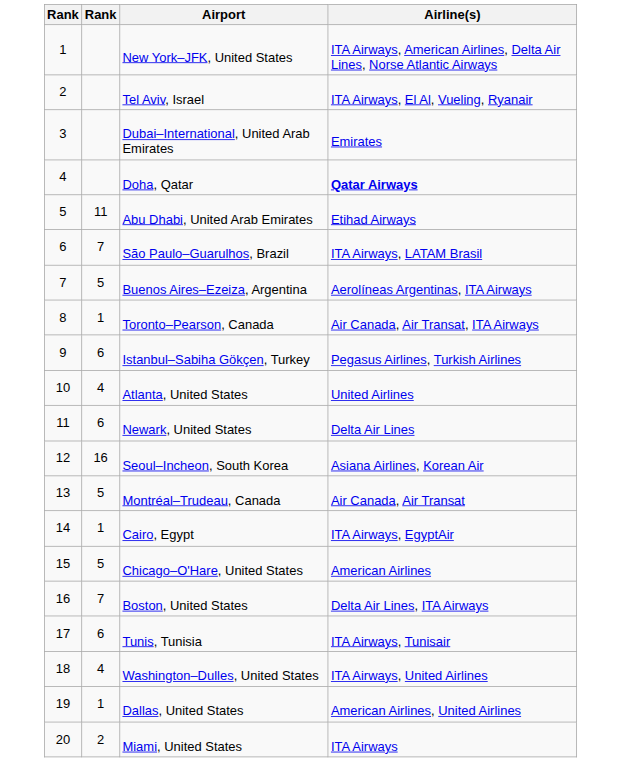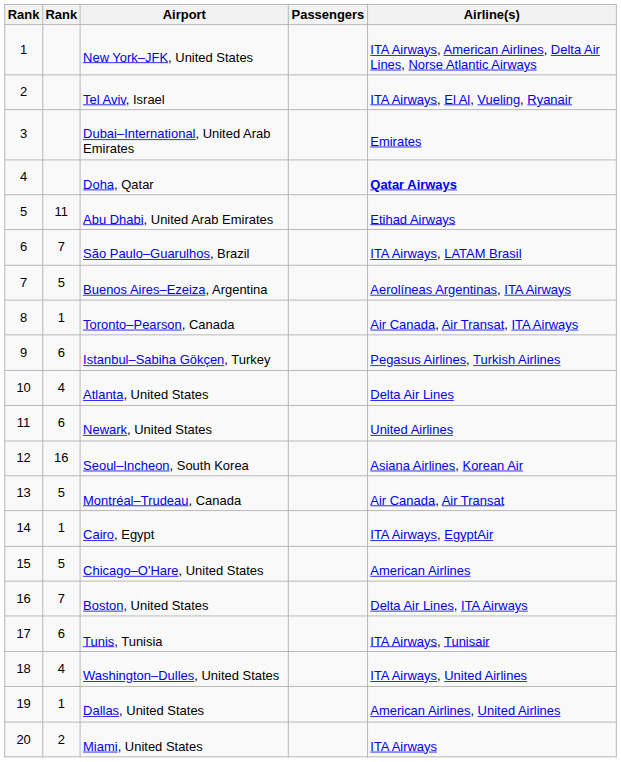+ column: (328, 14)
(372, 395) United Airlines -> (412, 395) Delta Air Lines
(373, 430) Delta Air Lines -> (412, 430) United Airlines
